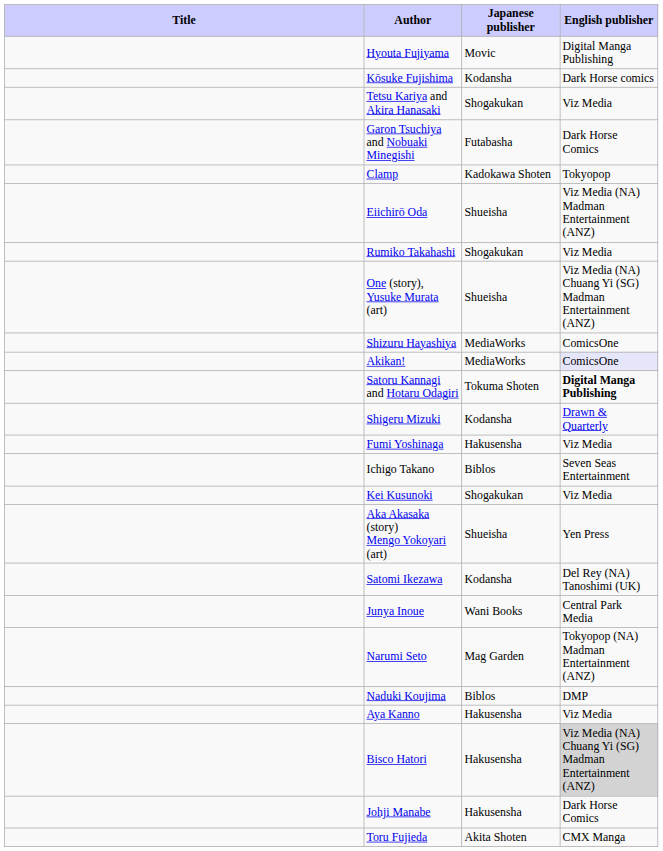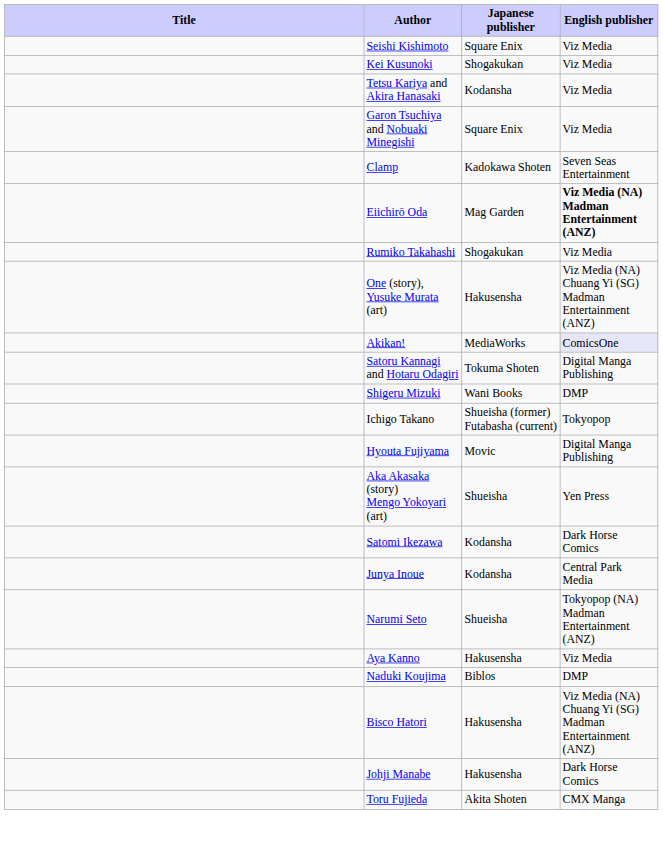+ row: (407, 45)
rows swapped: (400, 495) <-> (408, 52)
- row: (410, 78)
(494, 103) Shogakukan -> (488, 90) Kodansha
(489, 142) Futabasha -> (494, 128) Square Enix
(590, 142) Dark Horse Comics -> (587, 128) Viz Media
(586, 174) Tokyopop -> (596, 167) Seven Seas Entertainment
(486, 213) Shueisha -> (494, 213) Mag Garden
(601, 213) normal -> (602, 213) bold
(486, 297) Shueisha -> (493, 297) Hakusensha
- row: (411, 342)
(599, 386) bold -> (597, 368) normal
(488, 419) Kodansha -> (493, 393) Wani Books
(585, 419) Drawn & Quarterly -> (575, 393) DMP
- row: (405, 444)
(480, 469) Biblos -> (511, 419) Shueisha (former) Futabasha (current)
(596, 469) Seven Seas Entertainment -> (586, 419) Tokyopop
(601, 579) Del Rey (NA) Tanoshimi (UK) -> (590, 541) Dark Horse Comics
(493, 611) Wani Books -> (488, 574) Kodansha
(494, 657) Mag Garden -> (486, 619) Shueisha
rows swapped: (393, 714) <-> (406, 695)
(601, 759) lightgrey background -> (601, 722) no background
